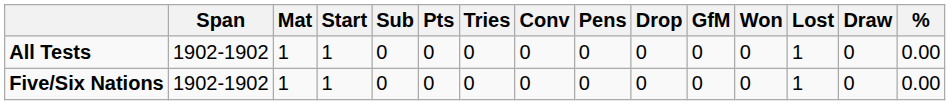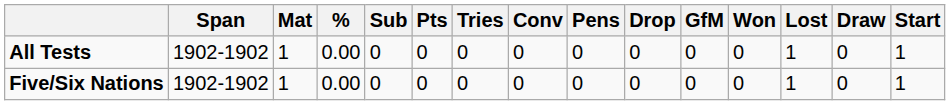columns swapped: (344, 20) <-> (921, 20)
